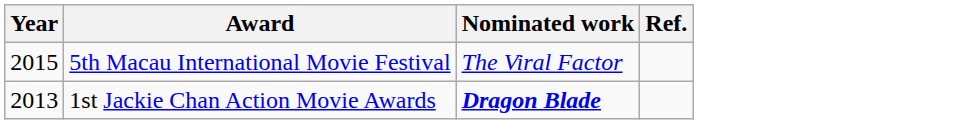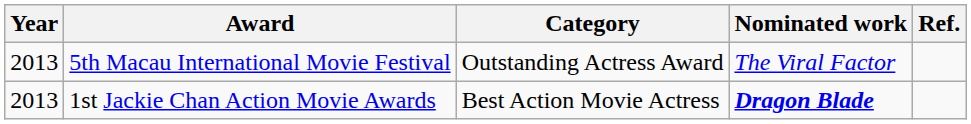+ column: (593, 23)
(34, 61) 2015 -> (34, 61) 2013
